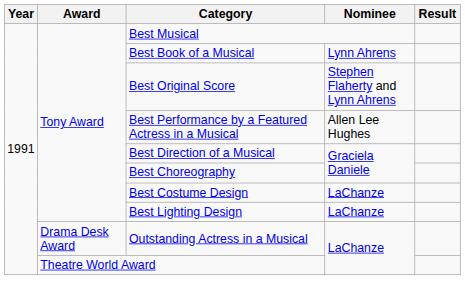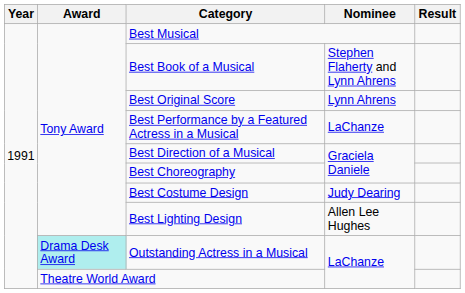(362, 53) Lynn Ahrens -> (362, 67) Stephen Flaherty and Lynn Ahrens
(362, 86) Stephen Flaherty and Lynn Ahrens -> (362, 100) Lynn Ahrens
(353, 127) Allen Lee Hughes -> (356, 127) LaChanze
(356, 192) LaChanze -> (364, 192) Judy Dearing
(356, 212) LaChanze -> (353, 219) Allen Lee Hughes
(75, 238) no background -> (75, 252) paleturquoise background
